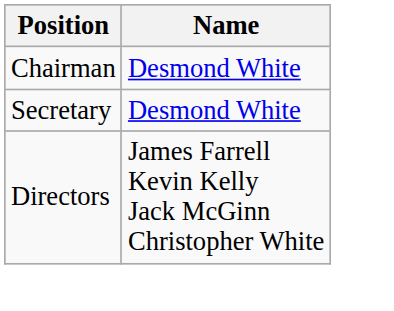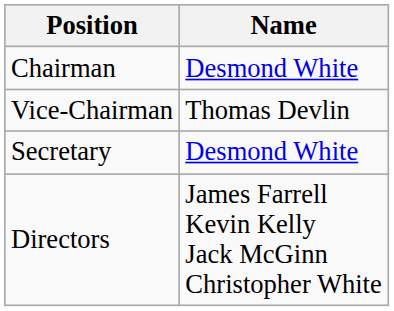+ row: (92, 109)
